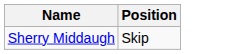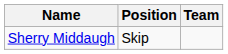+ column: (201, 15)
